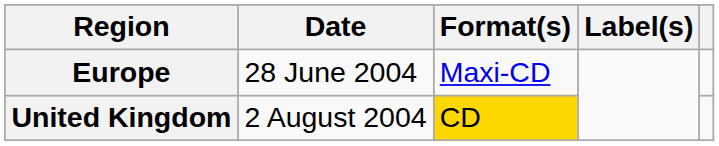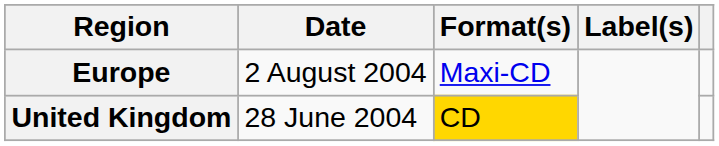(331, 72) 28 June 2004 -> (336, 72) 2 August 2004
(336, 117) 2 August 2004 -> (331, 117) 28 June 2004
